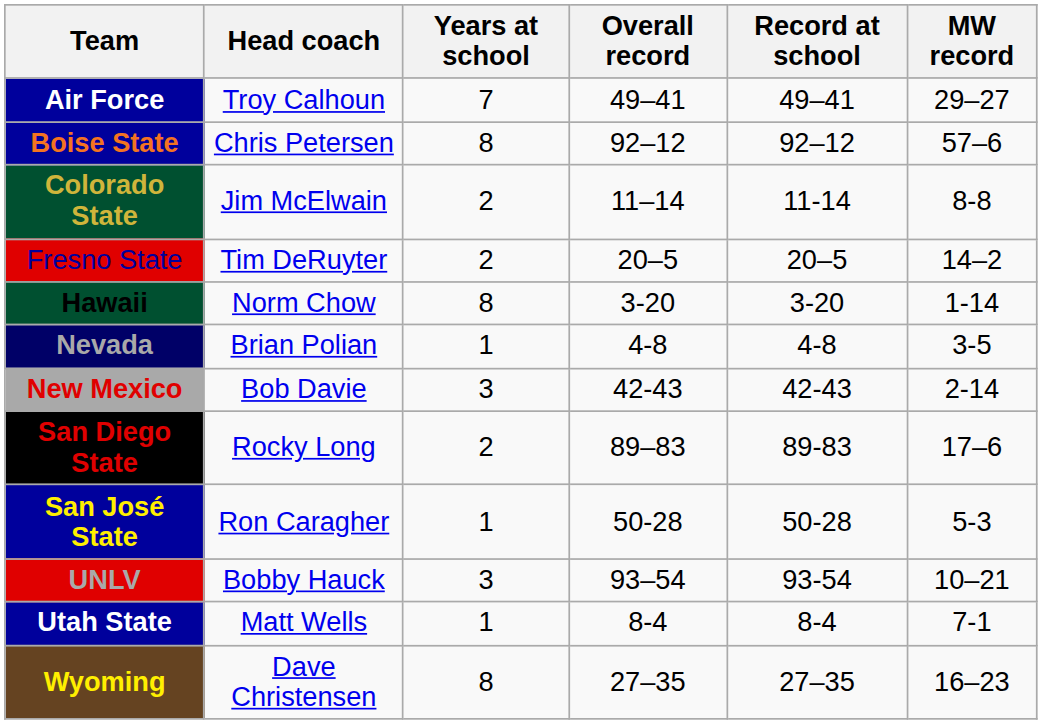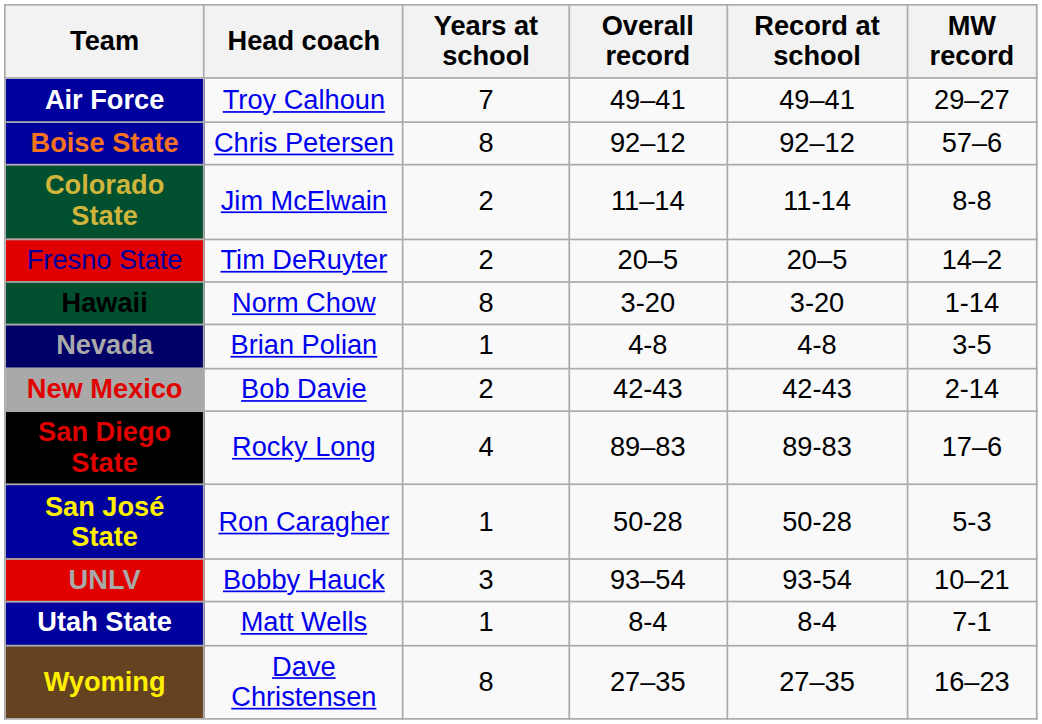(486, 389) 3 -> (486, 389) 2
(486, 447) 2 -> (486, 447) 4
